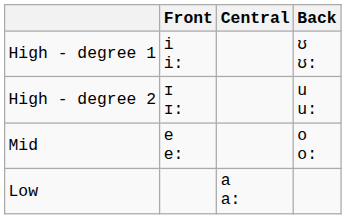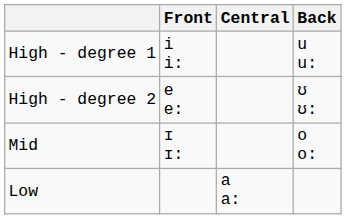(307, 54) ʊ ʊ: -> (307, 54) u u:
(174, 100) ɪ ɪ: -> (174, 100) e e:
(307, 100) u u: -> (307, 100) ʊ ʊ:
(174, 145) e e: -> (174, 145) ɪ ɪ:
